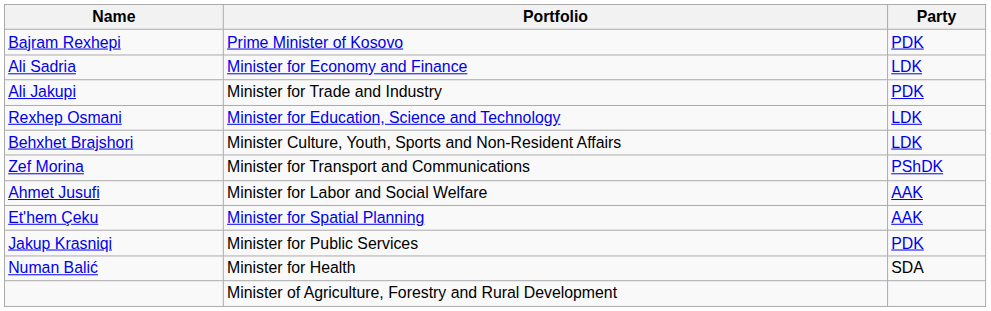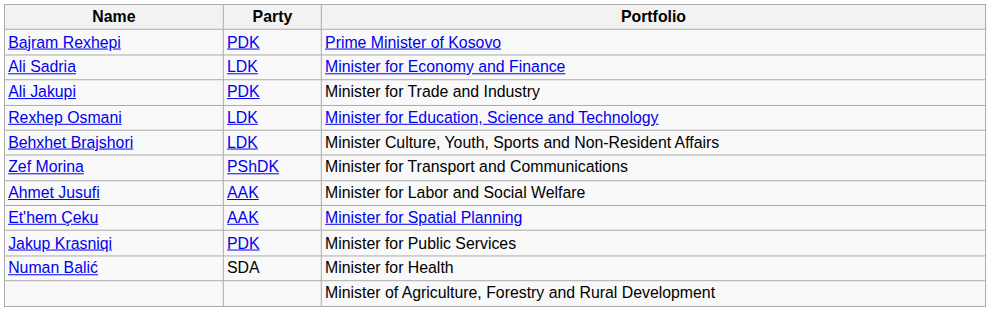columns swapped: (937, 17) <-> (555, 17)
